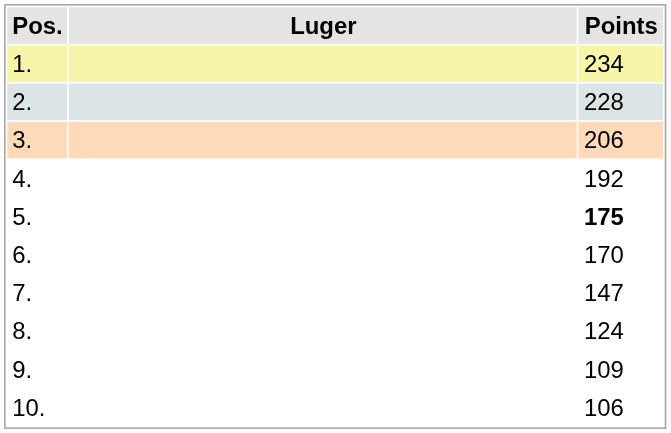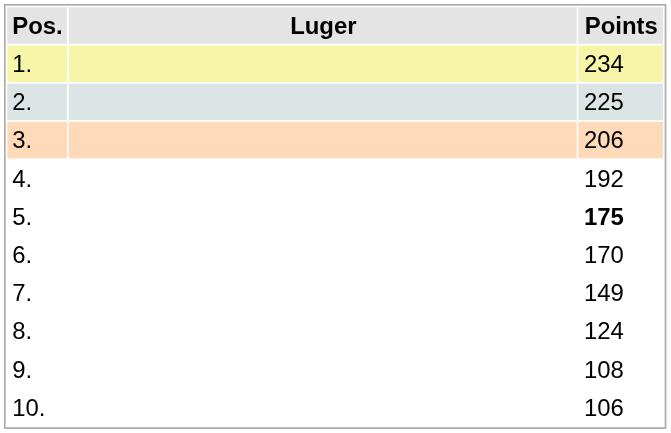(604, 102) 228 -> (604, 102) 225
(604, 293) 147 -> (604, 293) 149
(604, 369) 109 -> (604, 369) 108
